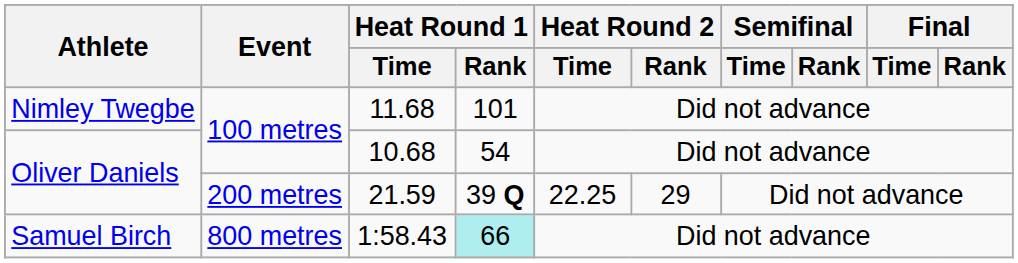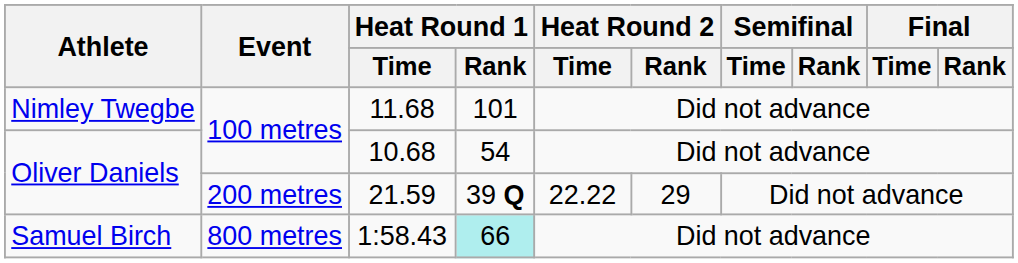(583, 194) 22.25 -> (583, 194) 22.22
